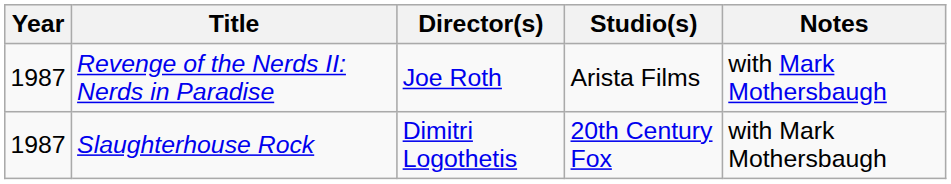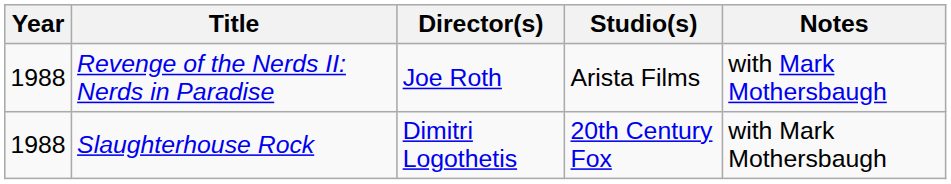(38, 77) 1987 -> (38, 77) 1988
(38, 144) 1987 -> (38, 144) 1988
